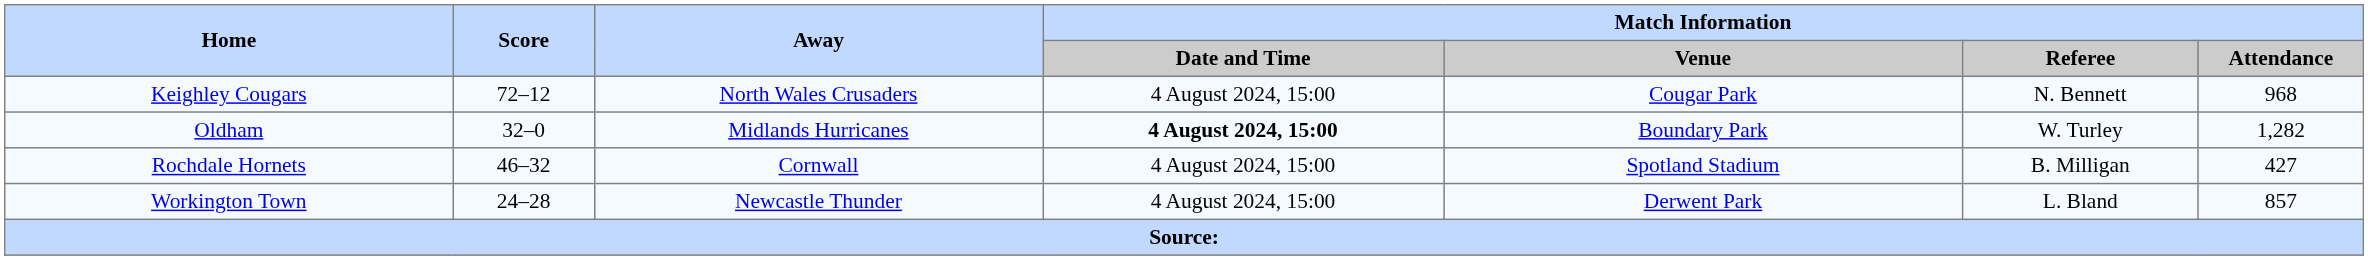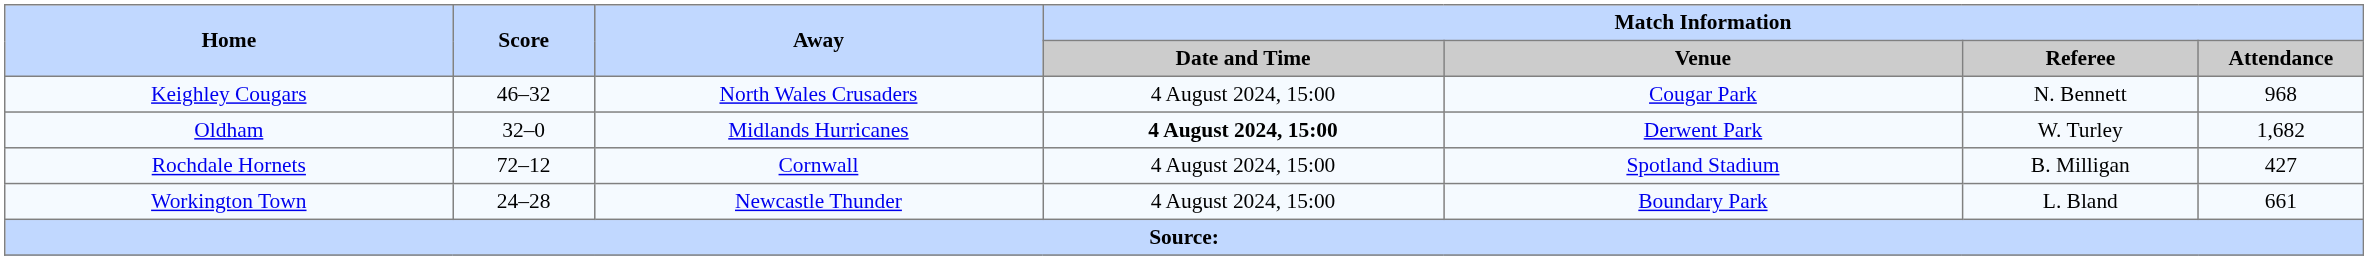(524, 93) 72–12 -> (524, 93) 46–32
(1703, 129) Boundary Park -> (1703, 129) Derwent Park
(2281, 129) 1,282 -> (2281, 129) 1,682
(524, 165) 46–32 -> (524, 165) 72–12
(1703, 201) Derwent Park -> (1703, 201) Boundary Park
(2281, 201) 857 -> (2281, 201) 661
